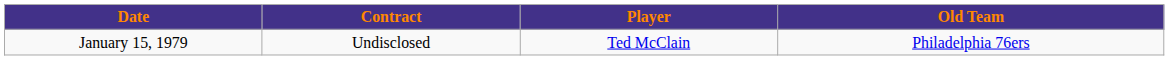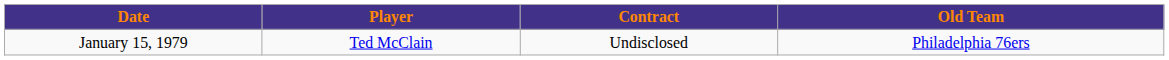columns swapped: (649, 17) <-> (391, 17)
